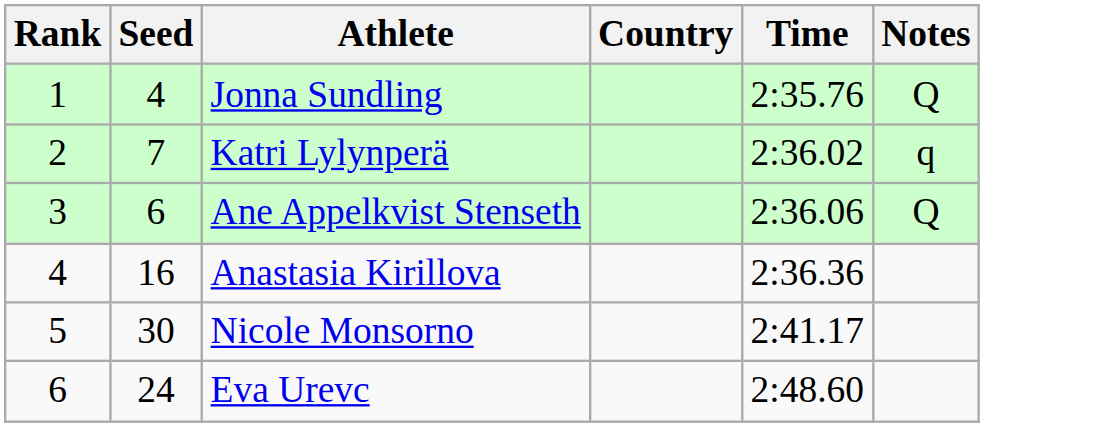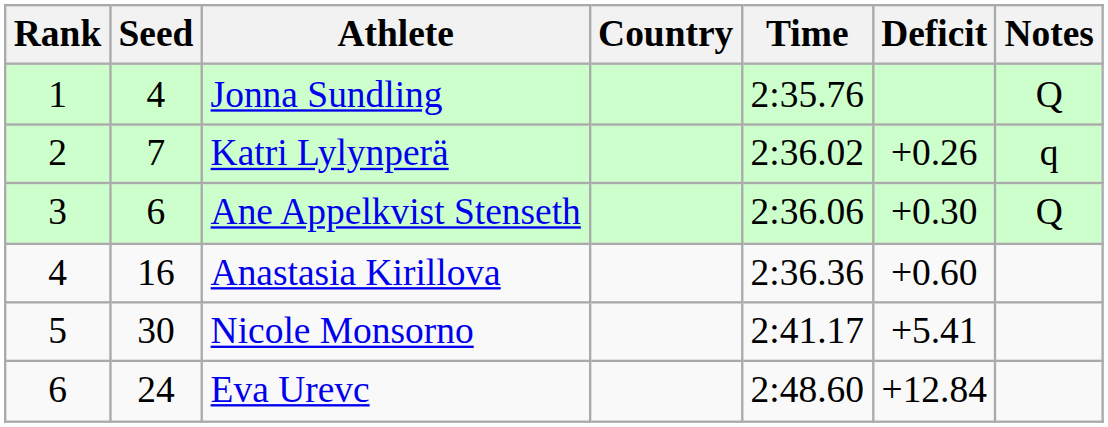+ column: (934, 34)
